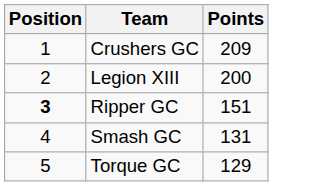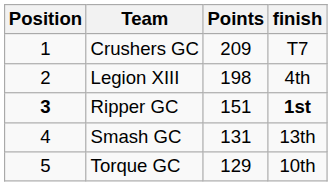+ column: (297, 19)
(236, 78) 200 -> (236, 78) 198
